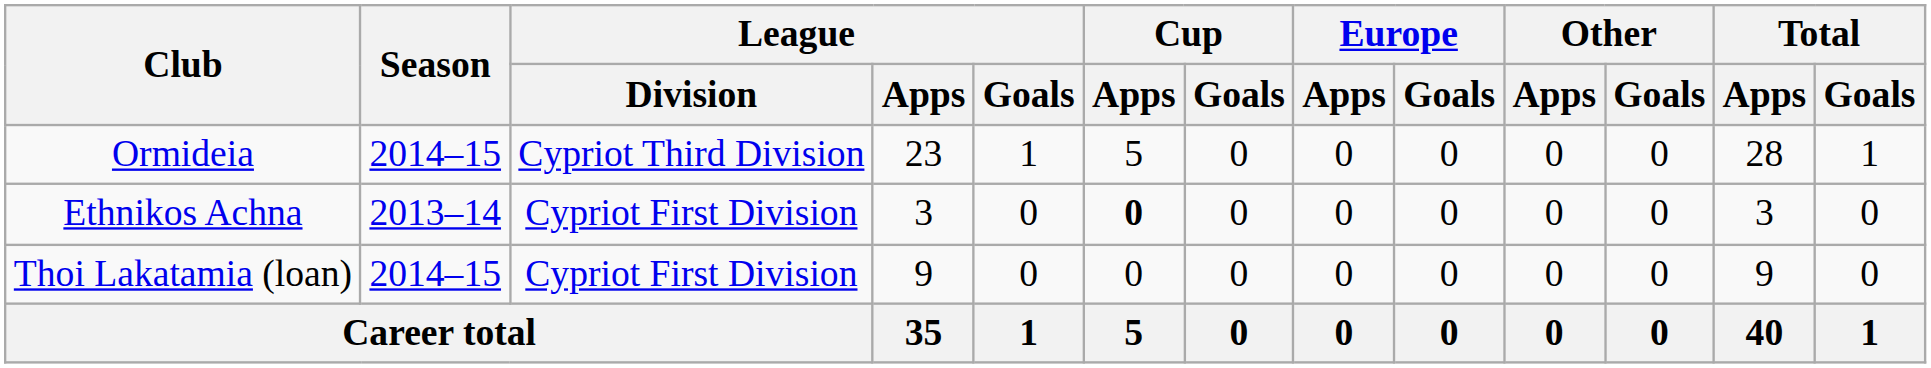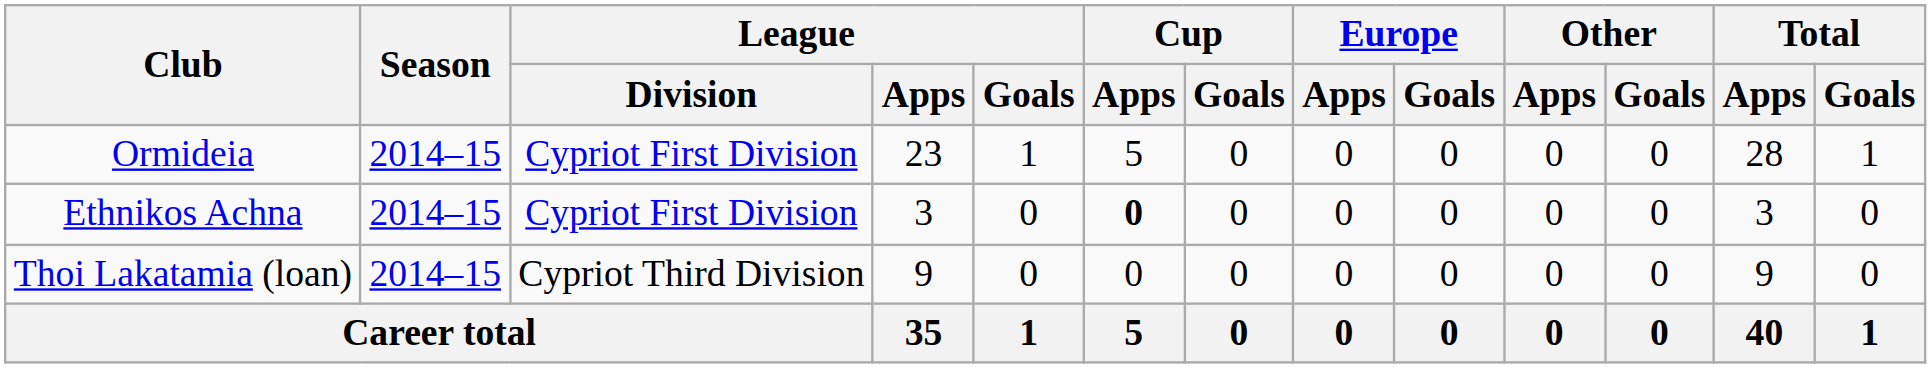(691, 153) Cypriot Third Division -> (691, 153) Cypriot First Division
(435, 213) 2013–14 -> (435, 213) 2014–15
(691, 272) Cypriot First Division -> (691, 272) Cypriot Third Division
